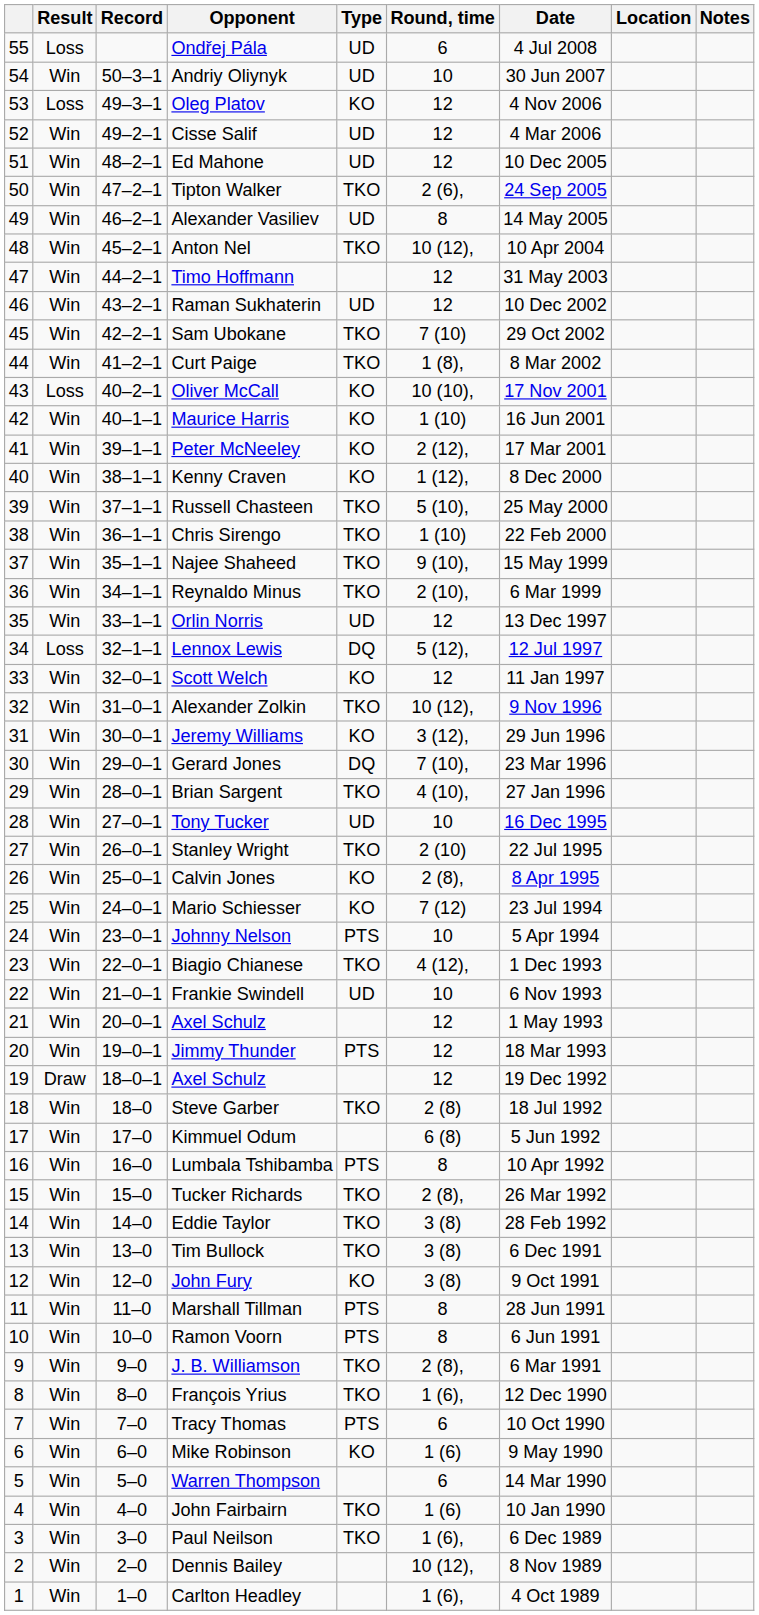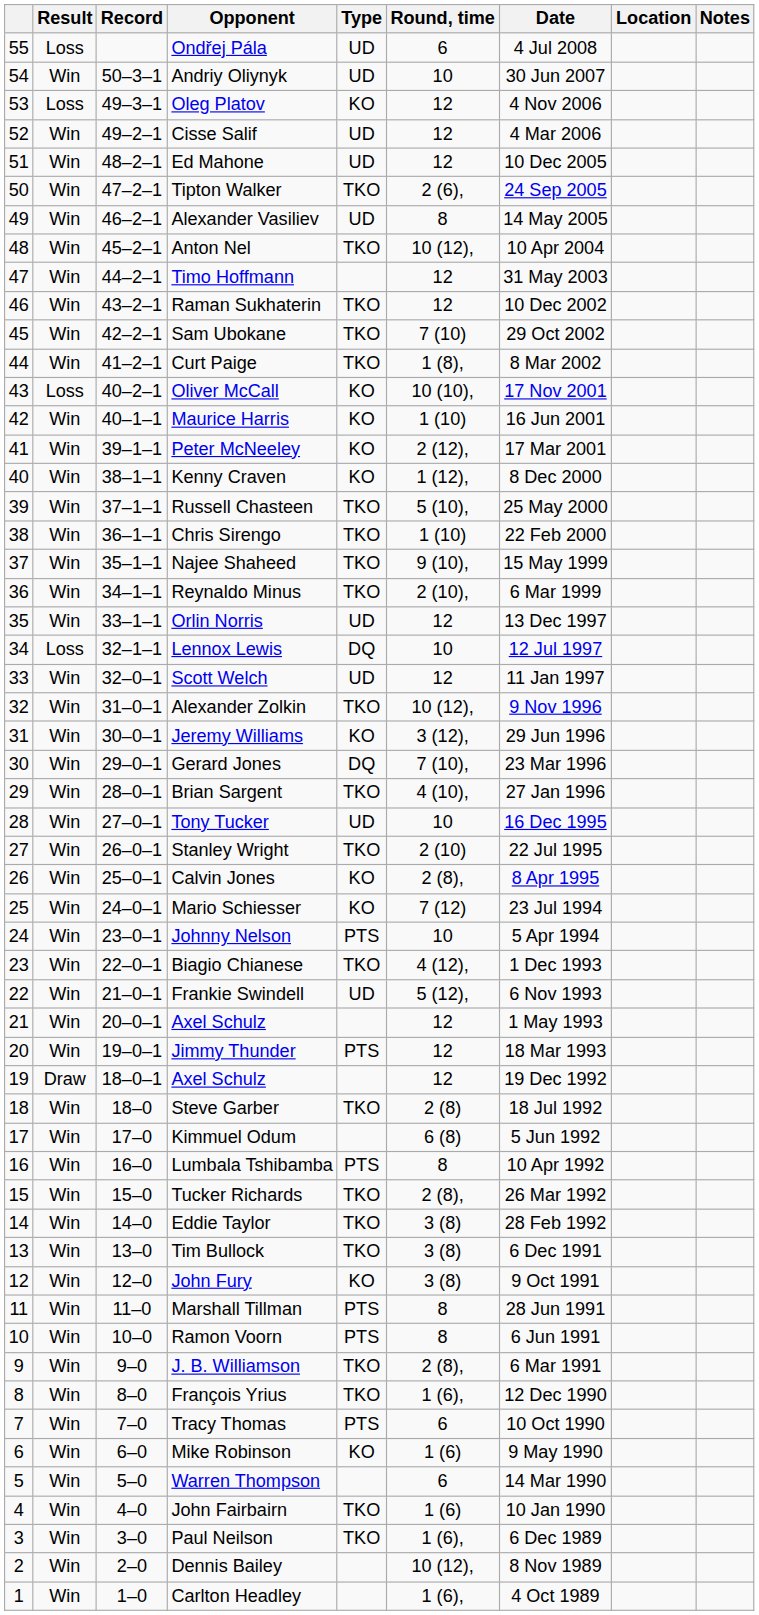(362, 305) UD -> (362, 305) TKO
(443, 649) 5 (12), -> (443, 649) 10
(362, 678) KO -> (362, 678) UD
(443, 993) 10 -> (443, 993) 5 (12),
